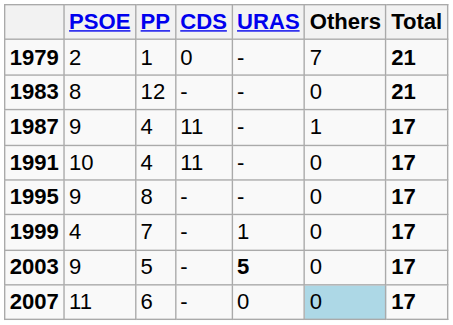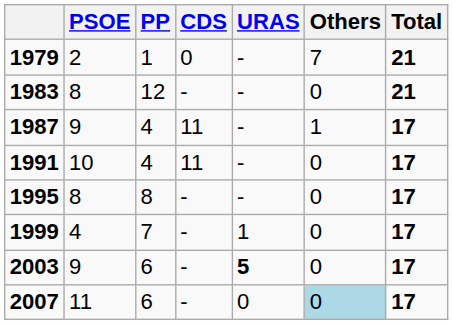(75, 197) 9 -> (75, 197) 8
(147, 267) 5 -> (147, 267) 6
